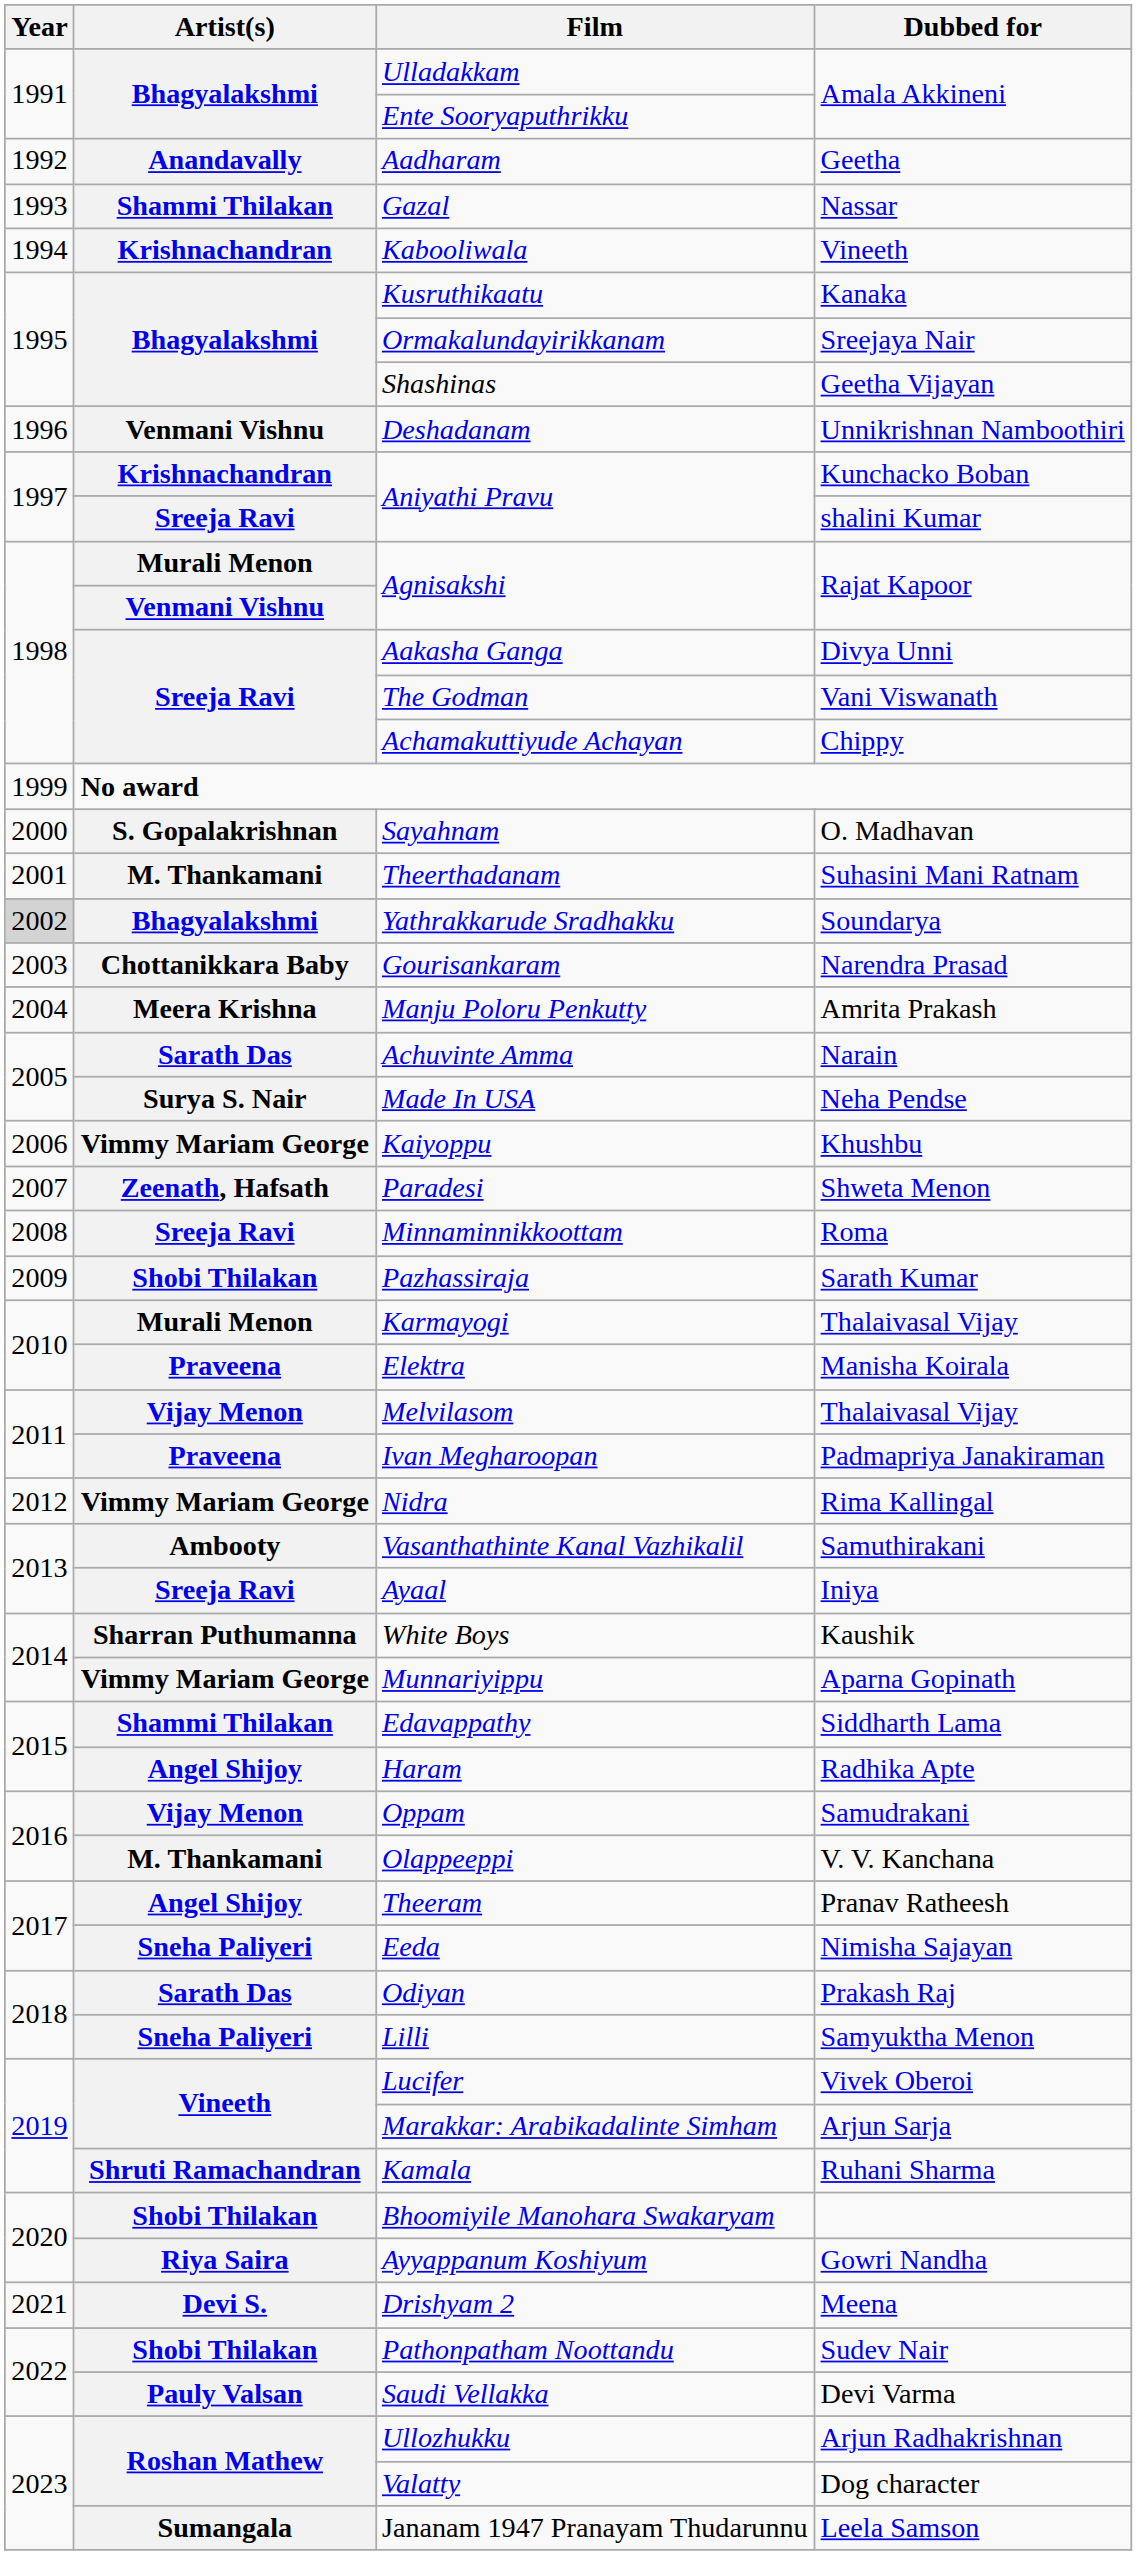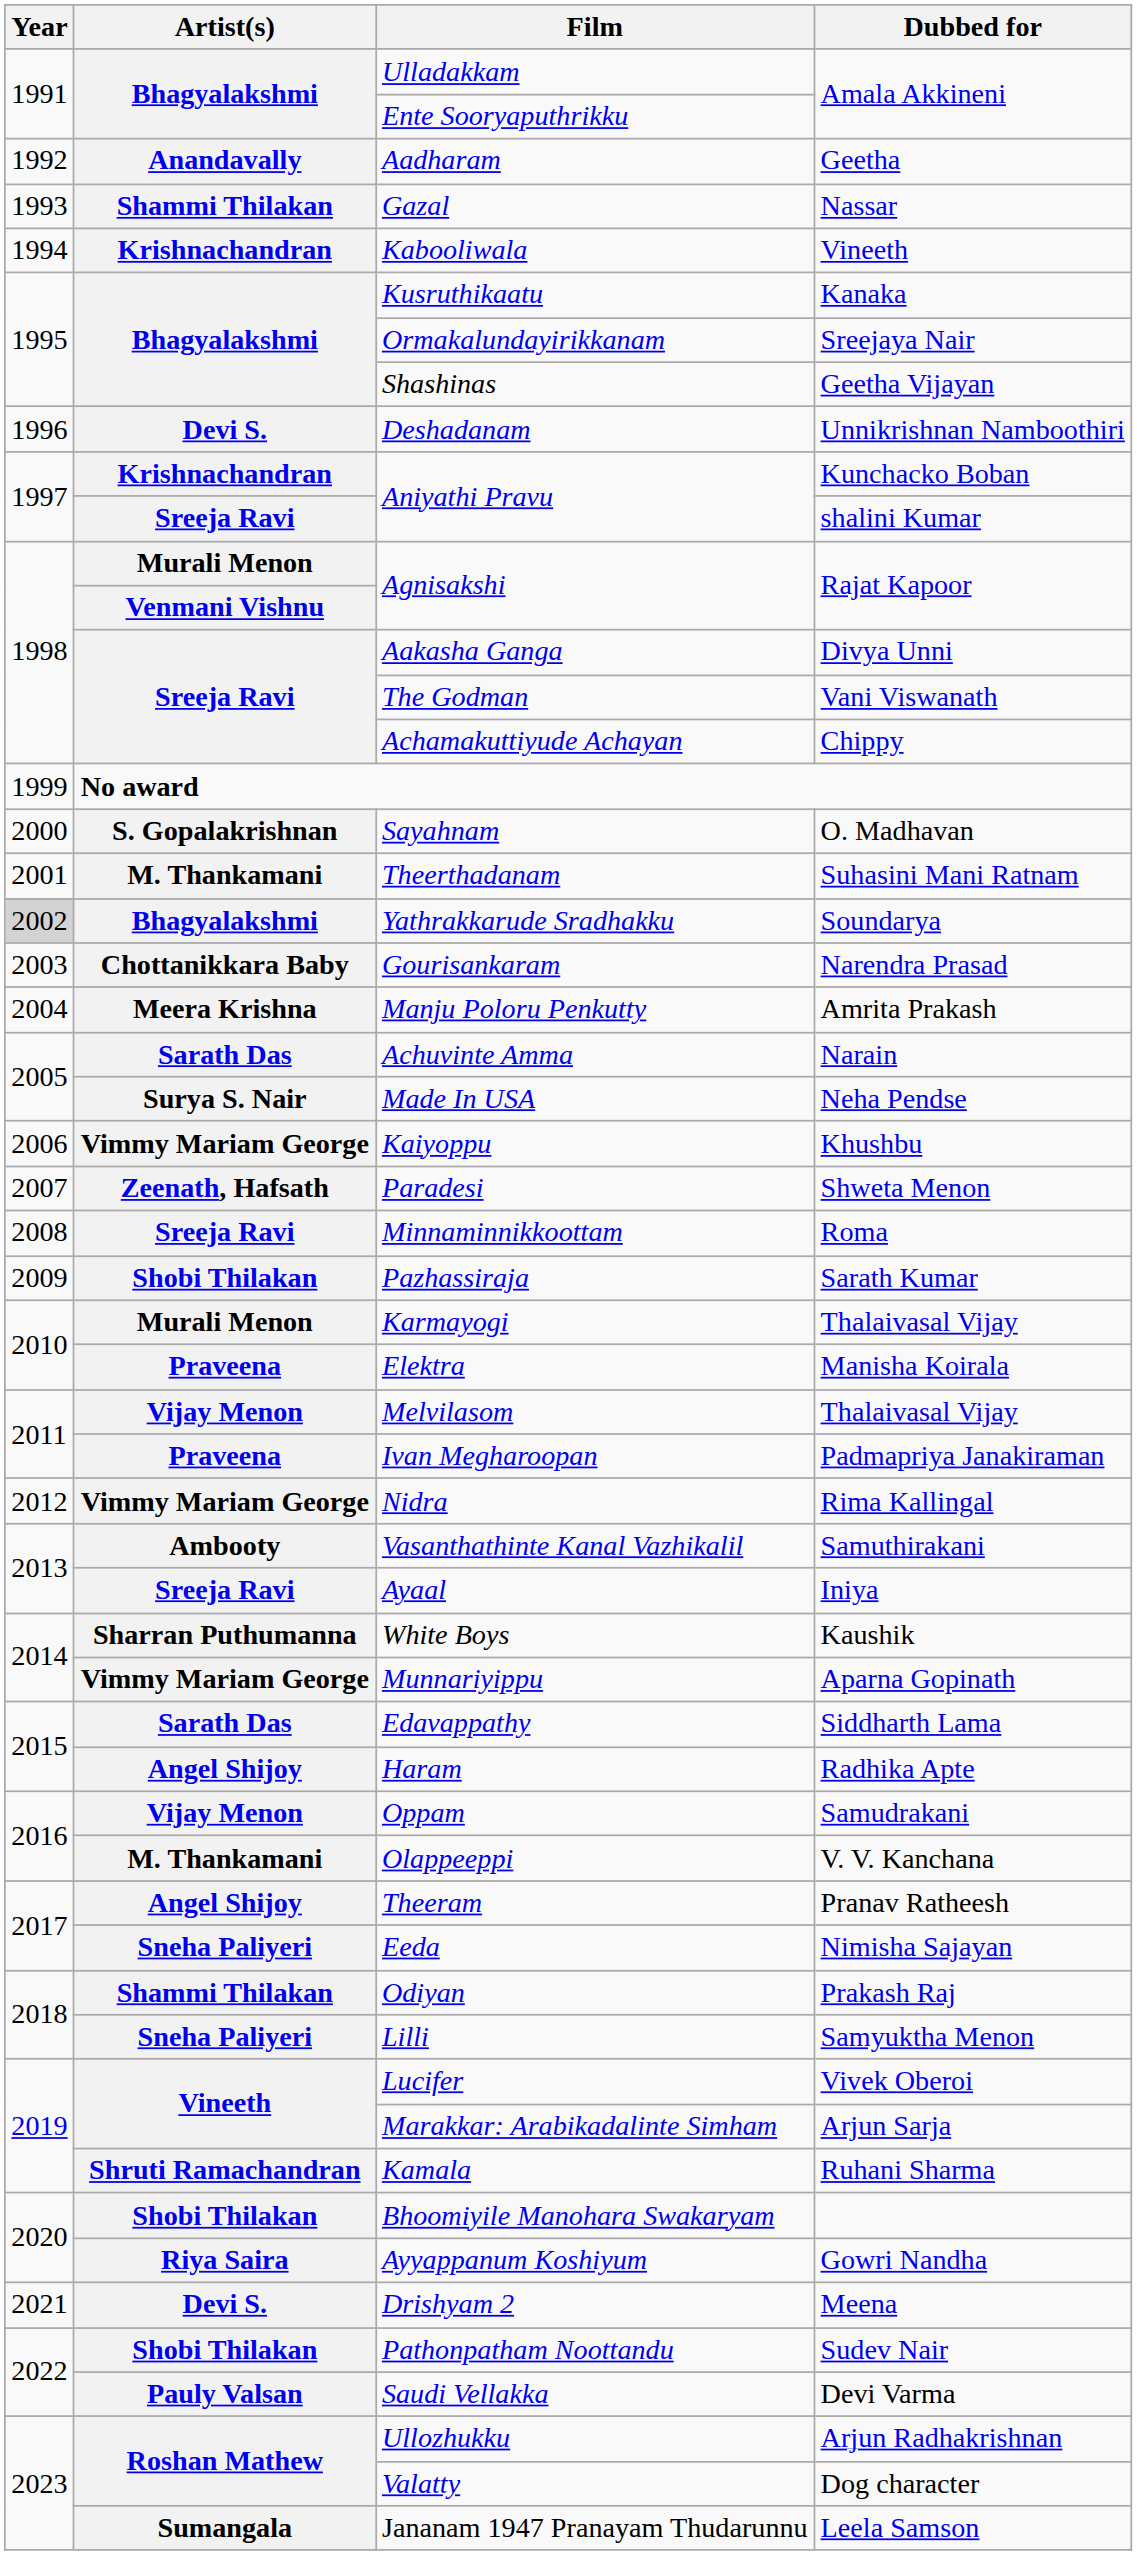(225, 428) Venmani Vishnu -> (225, 428) Devi S.
(225, 1723) Shammi Thilakan -> (225, 1723) Sarath Das
(225, 1991) Sarath Das -> (225, 1991) Shammi Thilakan
